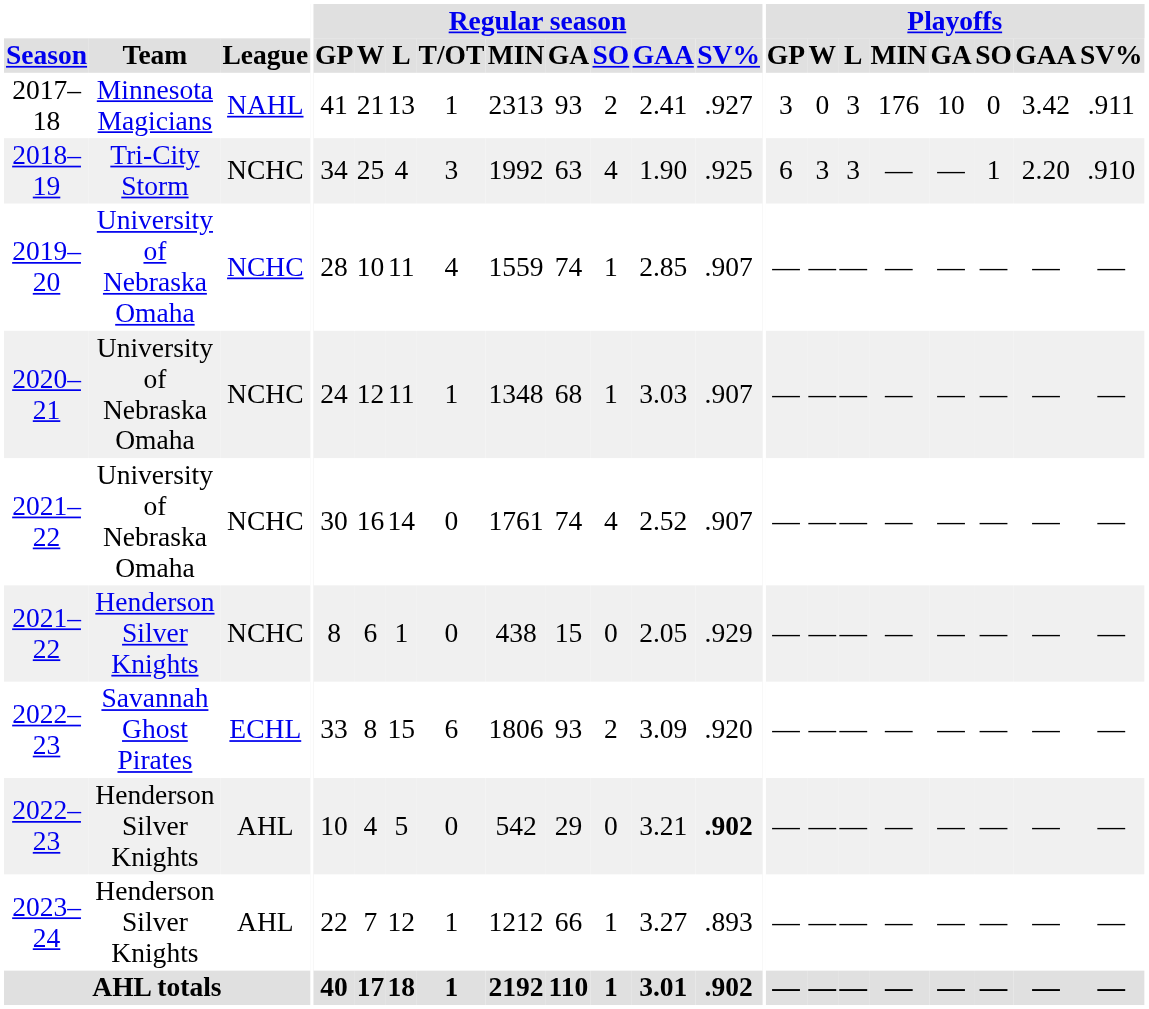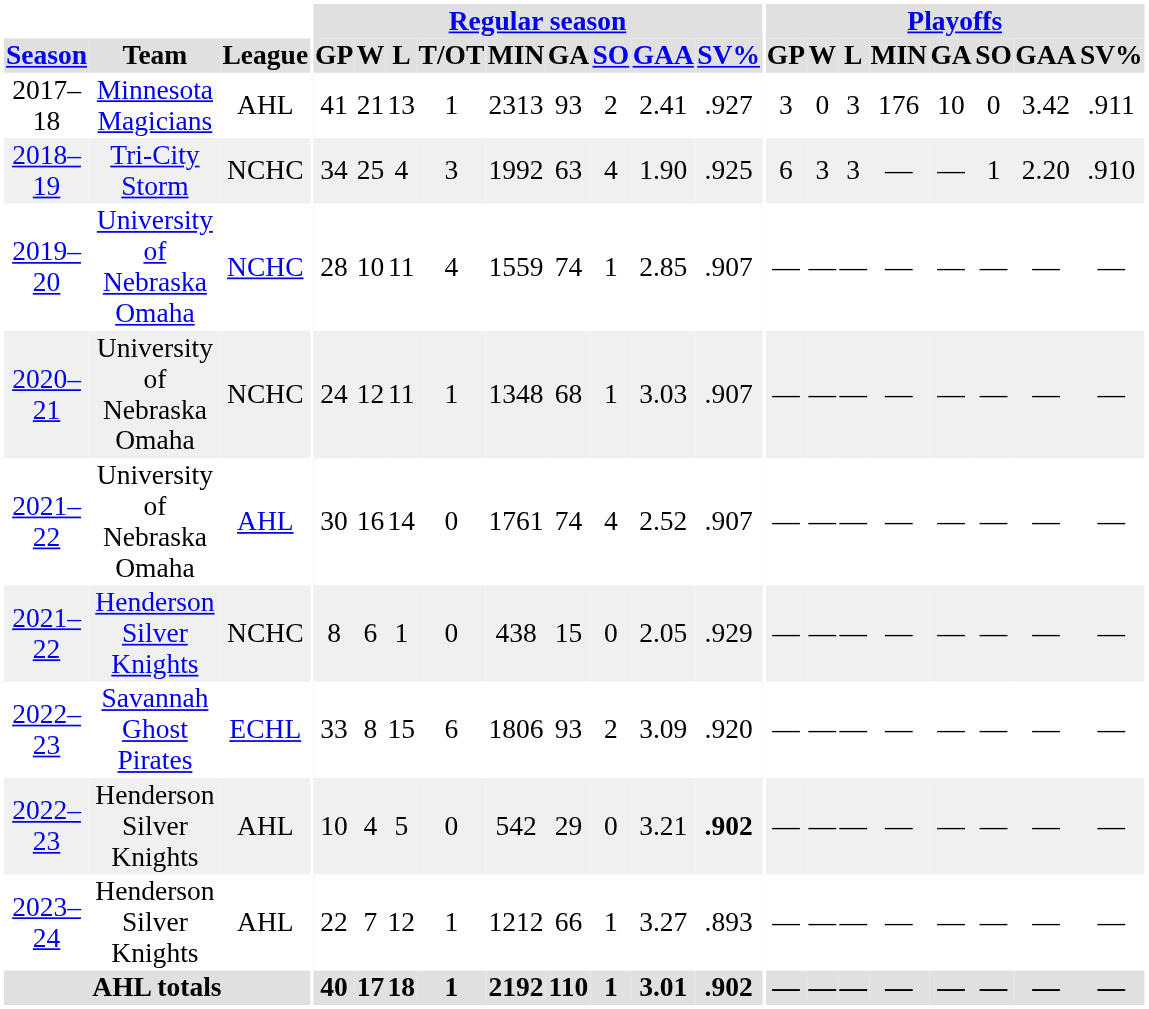(265, 105) NAHL -> (265, 105) AHL
(265, 521) NCHC -> (265, 521) AHL
